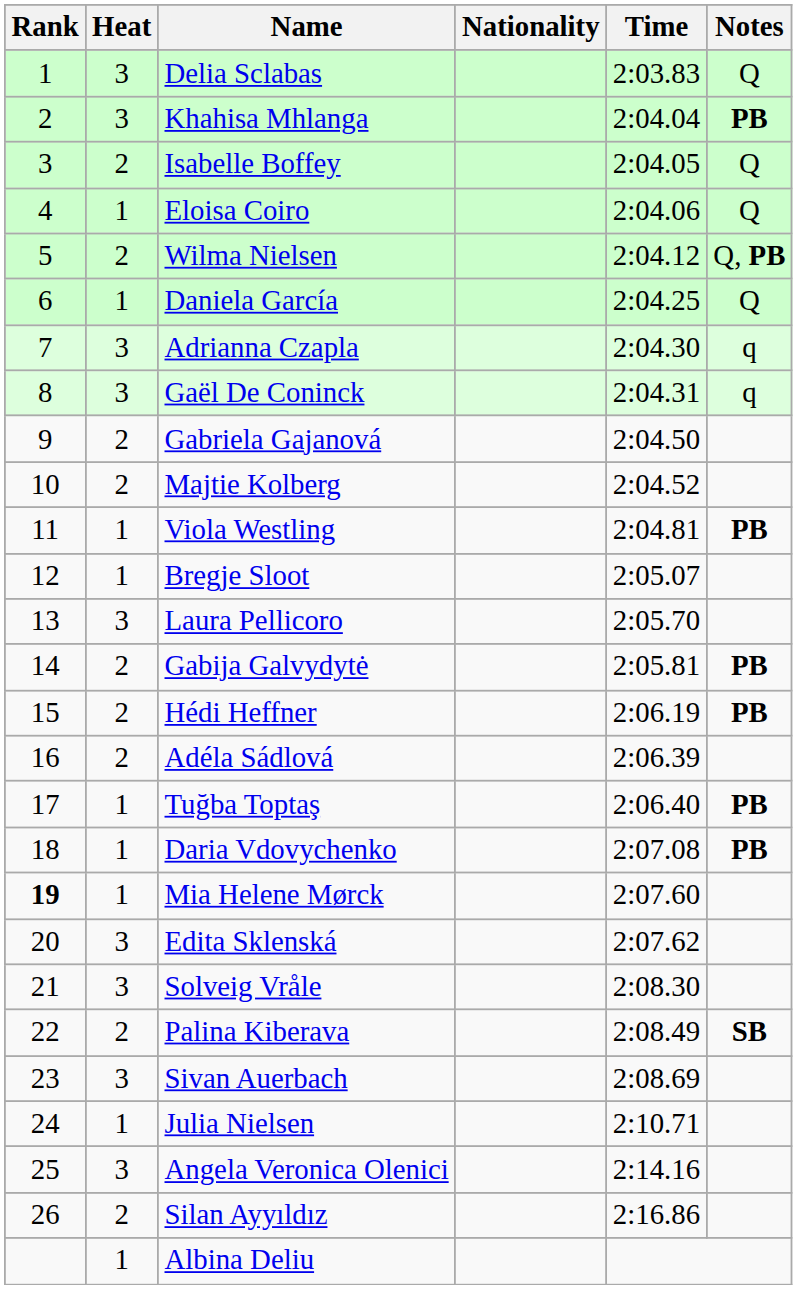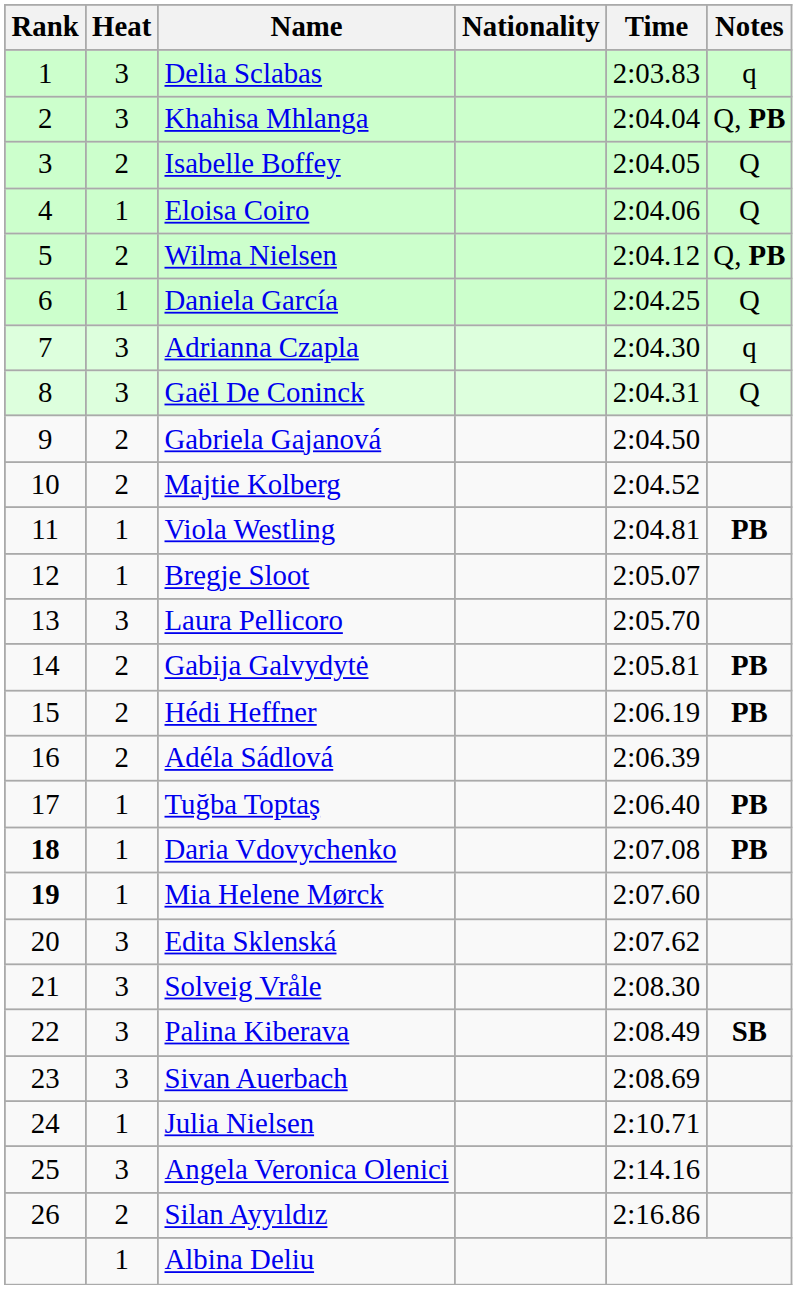(749, 73) Q -> (749, 73) q
(749, 118) PB -> (749, 118) Q, PB
(749, 392) q -> (749, 392) Q
(45, 849) normal -> (45, 849) bold
(122, 1032) 2 -> (122, 1032) 3
